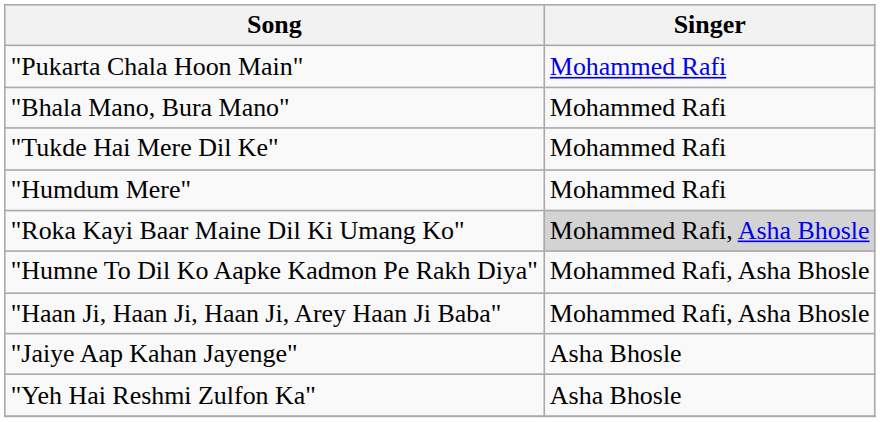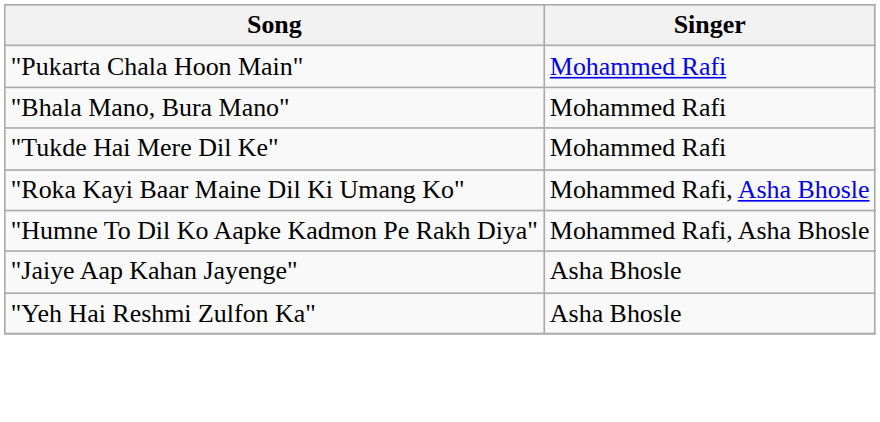- row: (101, 189)
(710, 230) lightgrey background -> (710, 189) no background
- row: (256, 312)
